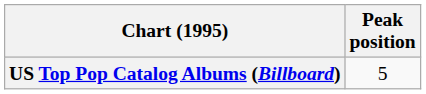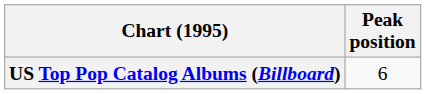(383, 72) 5 -> (383, 72) 6
